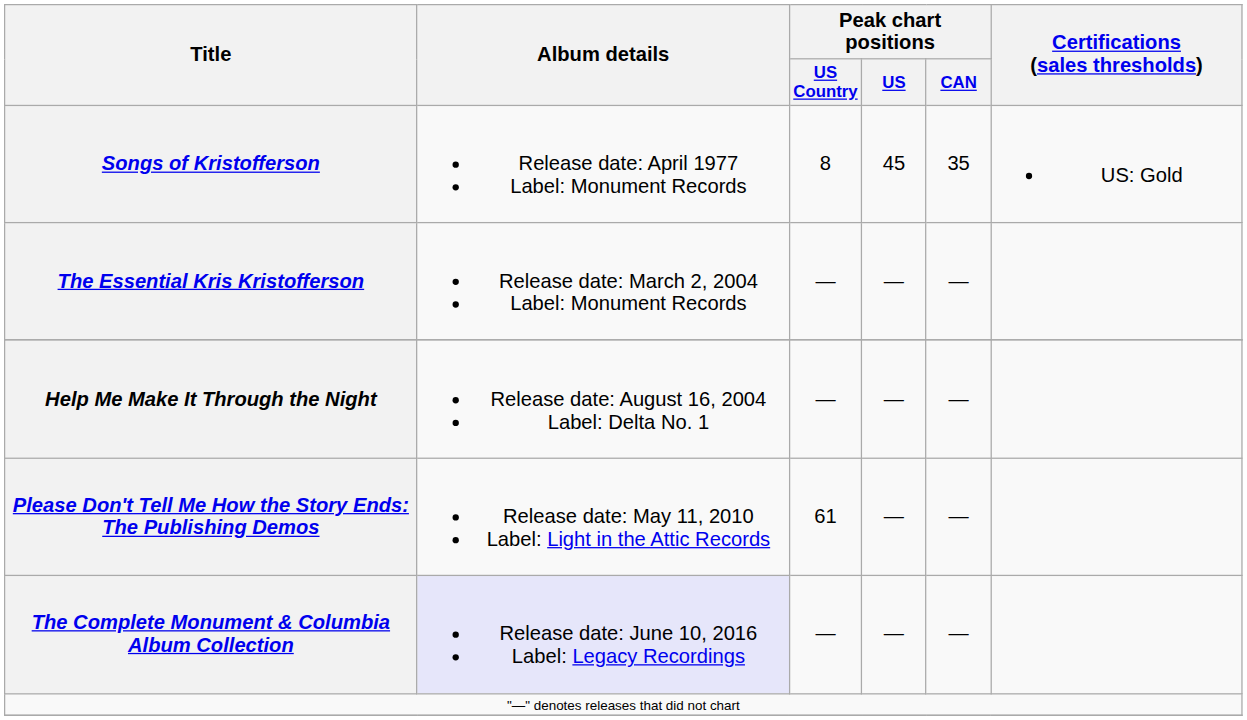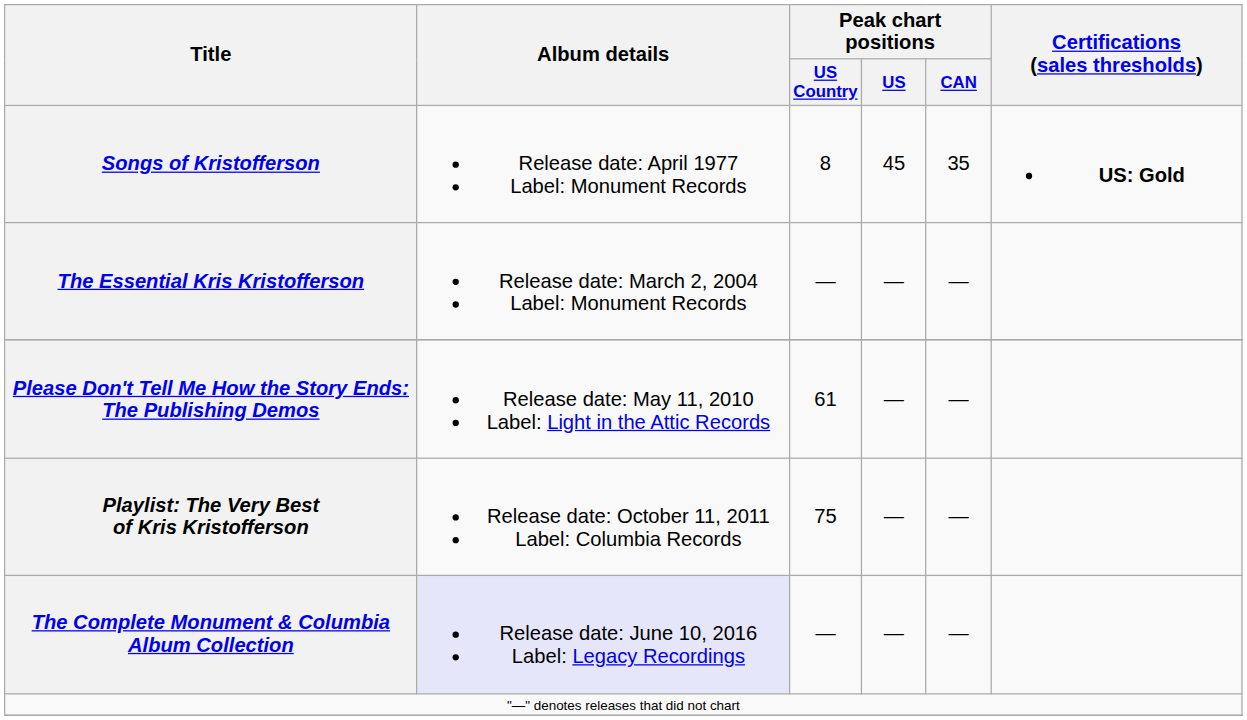(1117, 175) normal -> (1117, 175) bold
- row: (211, 399)
+ row: (211, 516)
